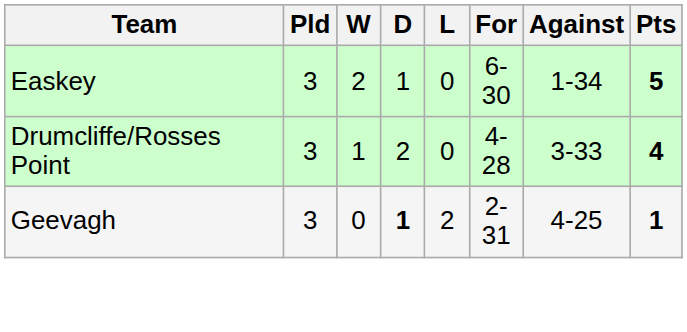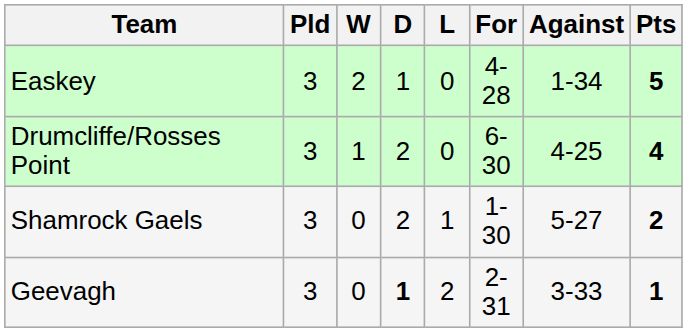(496, 80) 6-30 -> (496, 80) 4-28
(496, 151) 4-28 -> (496, 151) 6-30
(577, 151) 3-33 -> (577, 151) 4-25
+ row: (107, 221)
(577, 221) 4-25 -> (577, 291) 3-33
